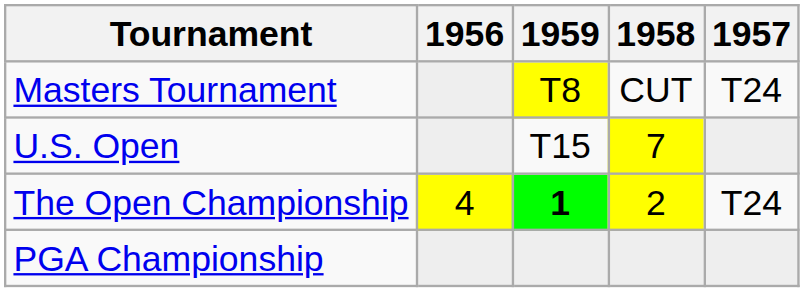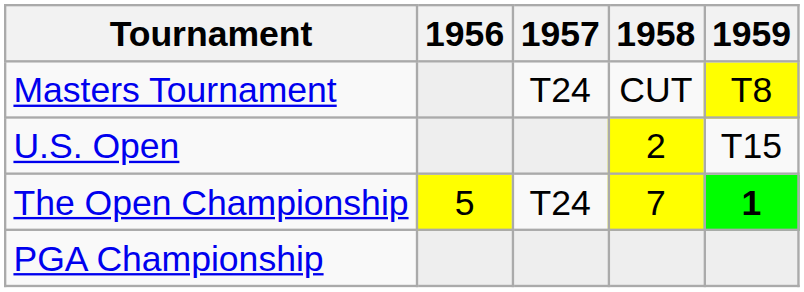columns swapped: (751, 34) <-> (560, 34)
(656, 146) 7 -> (656, 146) 2
(465, 202) 4 -> (465, 202) 5
(656, 202) 2 -> (656, 202) 7
